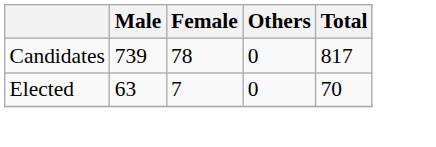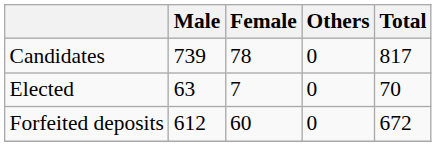+ row: (87, 123)
